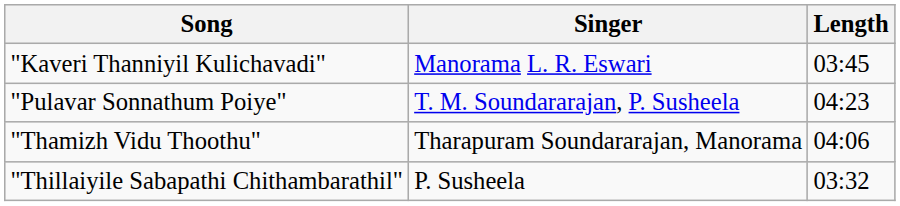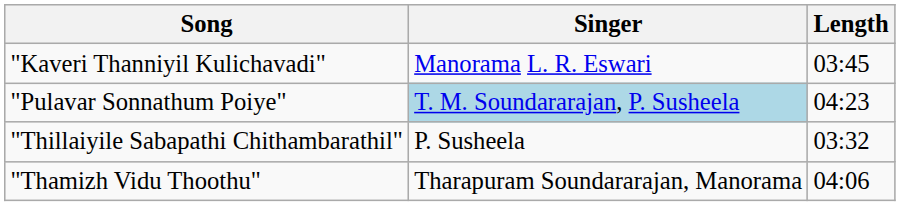(577, 102) no background -> (577, 102) lightblue background
rows swapped: (207, 180) <-> (136, 141)
